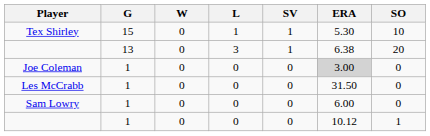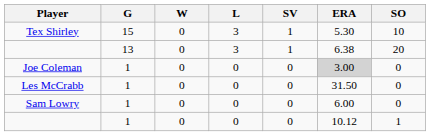(236, 31) 1 -> (236, 31) 3
